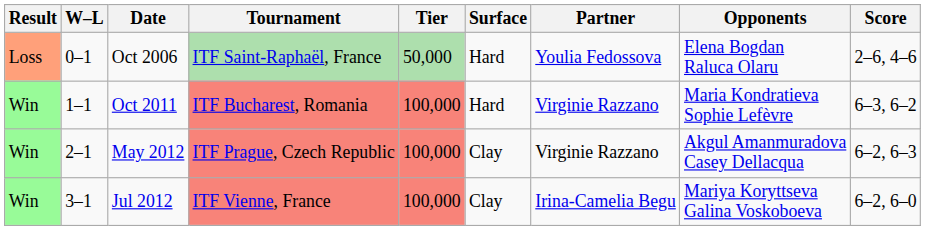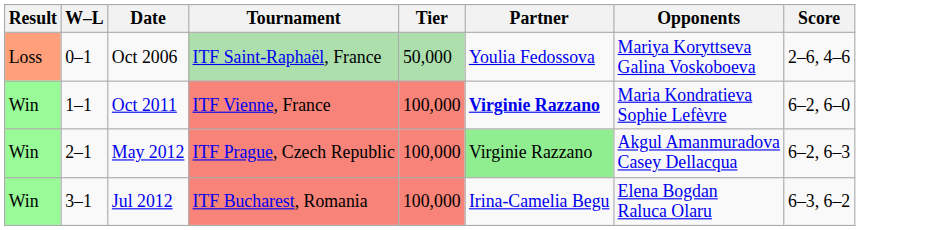- column: (498, 18)
(734, 56) Elena Bogdan Raluca Olaru -> (687, 56) Mariya Koryttseva Galina Voskoboeva
(280, 104) ITF Bucharest, Romania -> (262, 104) ITF Vienne, France
(597, 104) normal -> (534, 104) bold
(886, 104) 6–3, 6–2 -> (819, 104) 6–2, 6–0
(597, 153) no background -> (531, 153) lightgreen background
(262, 201) ITF Vienne, France -> (280, 201) ITF Bucharest, Romania
(753, 201) Mariya Koryttseva Galina Voskoboeva -> (668, 201) Elena Bogdan Raluca Olaru
(886, 201) 6–2, 6–0 -> (819, 201) 6–3, 6–2
